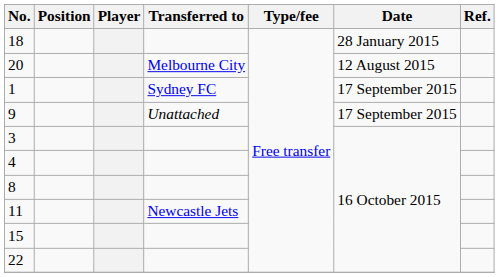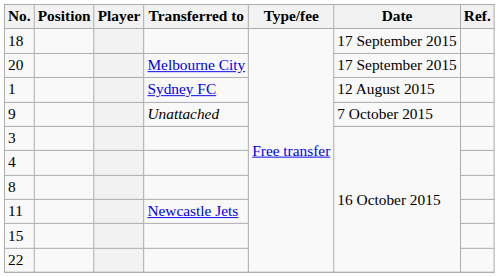(388, 41) 28 January 2015 -> (397, 41) 17 September 2015
(386, 65) 12 August 2015 -> (397, 65) 17 September 2015
(397, 89) 17 September 2015 -> (386, 89) 12 August 2015
(397, 114) 17 September 2015 -> (385, 114) 7 October 2015
